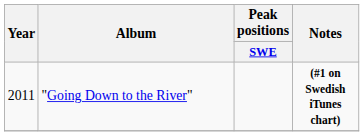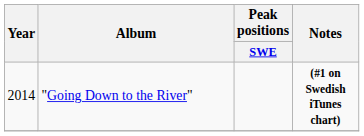(21, 96) 2011 -> (21, 96) 2014
